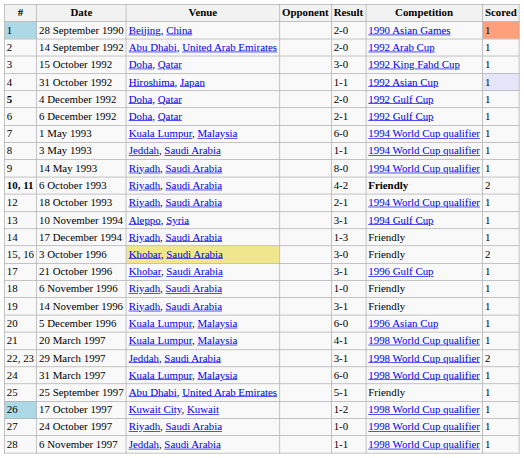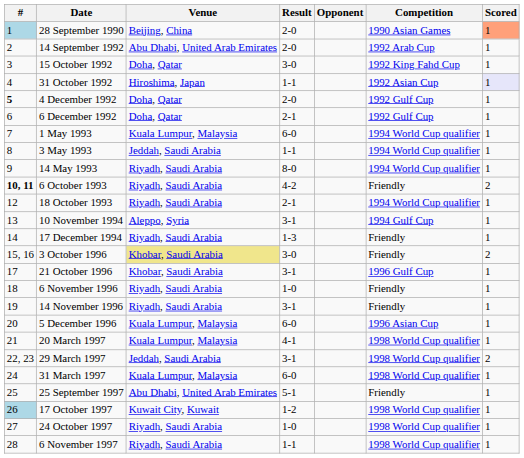columns swapped: (305, 13) <-> (348, 13)
(388, 185) bold -> (387, 185) normal
(175, 444) Jeddah, Saudi Arabia -> (175, 444) Riyadh, Saudi Arabia
